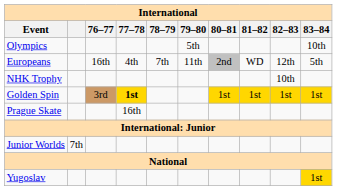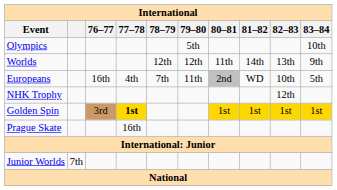+ row: (22, 62)
(286, 62) 12th -> (286, 78) 10th
(286, 78) 10th -> (286, 95) 12th
- row: (26, 177)
